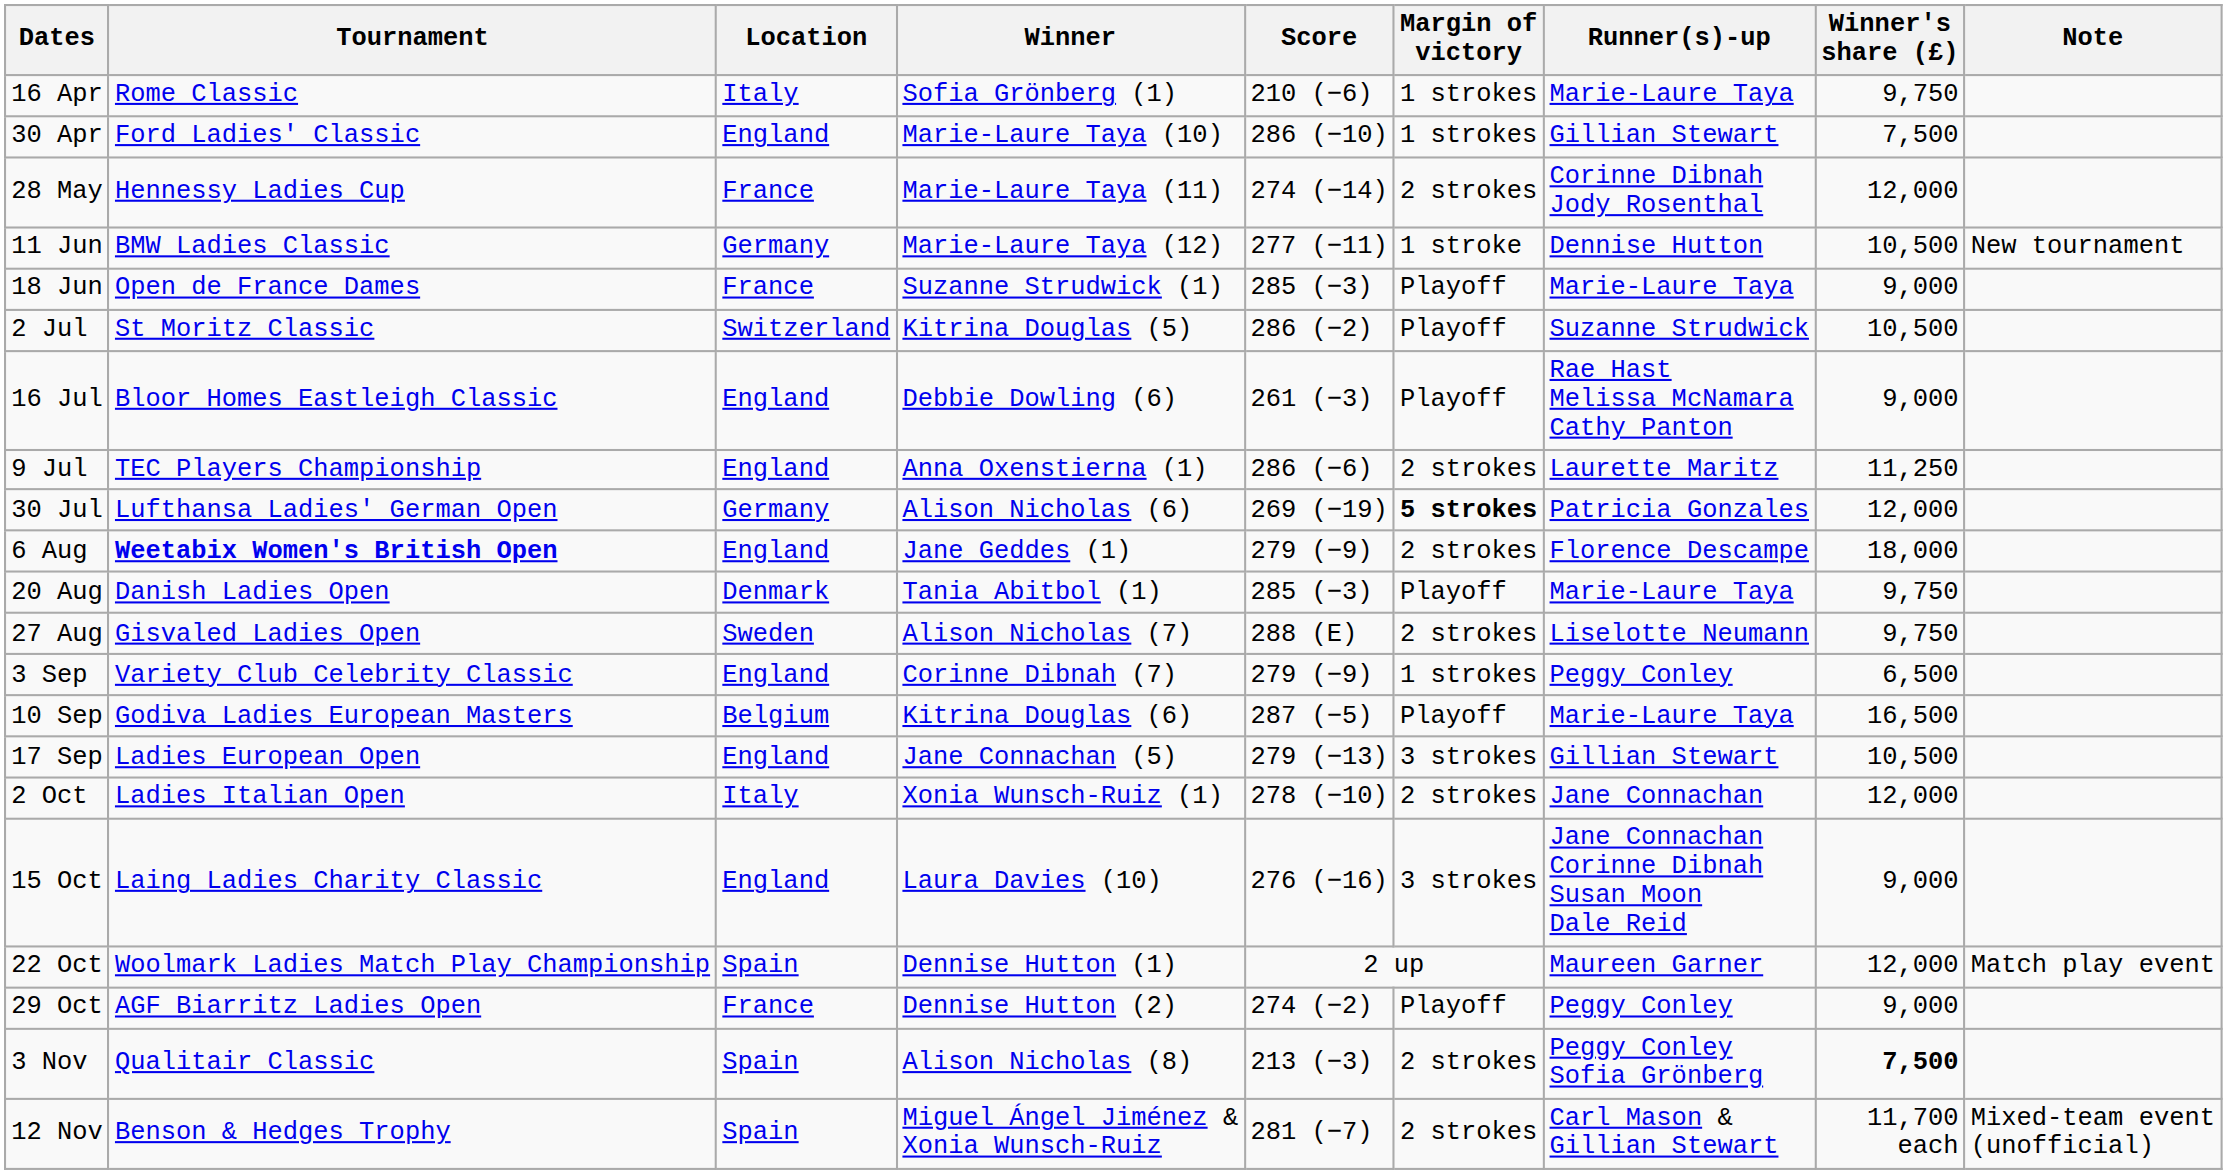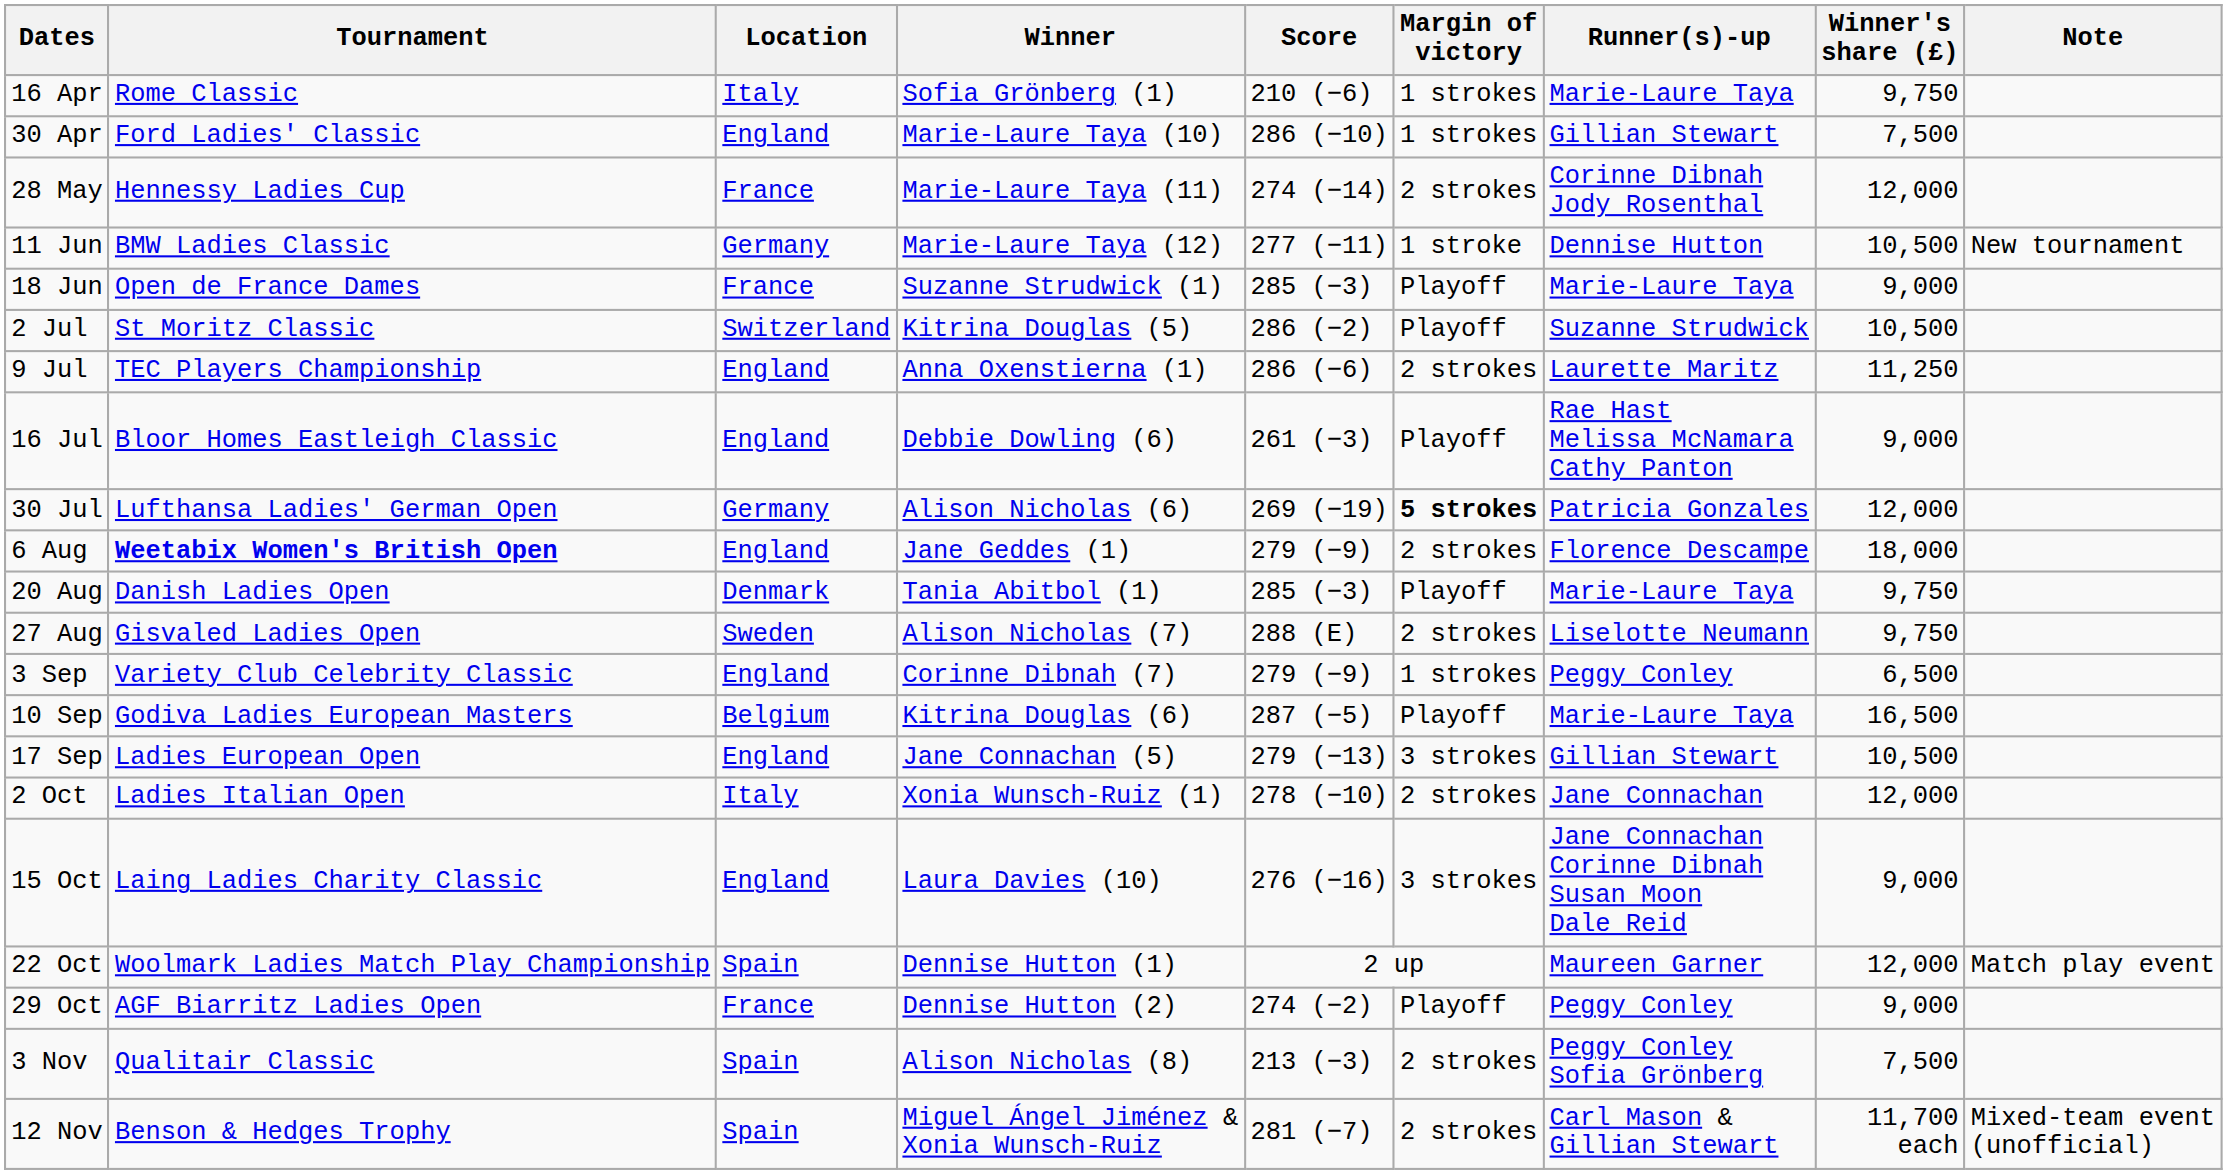rows swapped: (49, 470) <-> (57, 400)
(1920, 1064) bold -> (1920, 1064) normal
